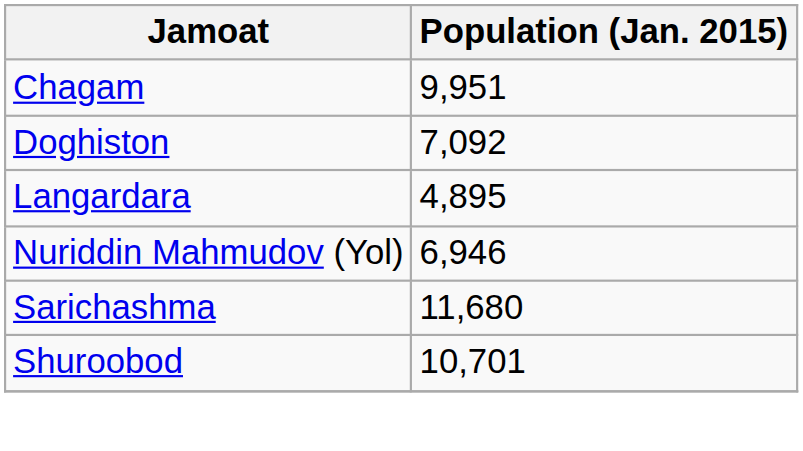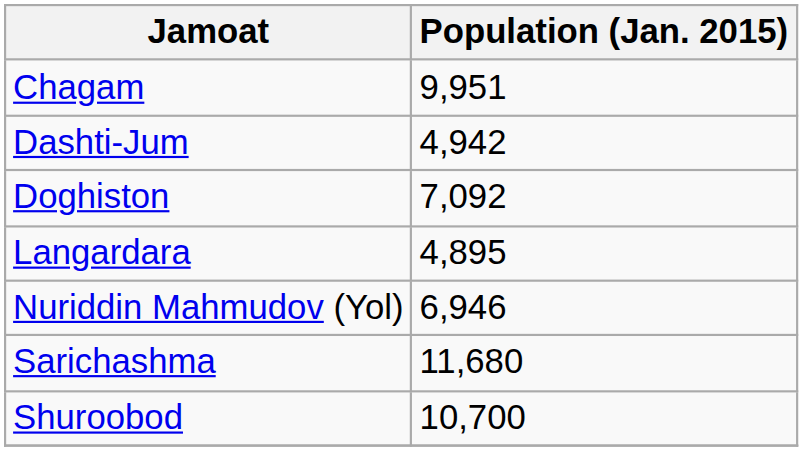+ row: (101, 142)
(473, 362) 10,701 -> (473, 417) 10,700
